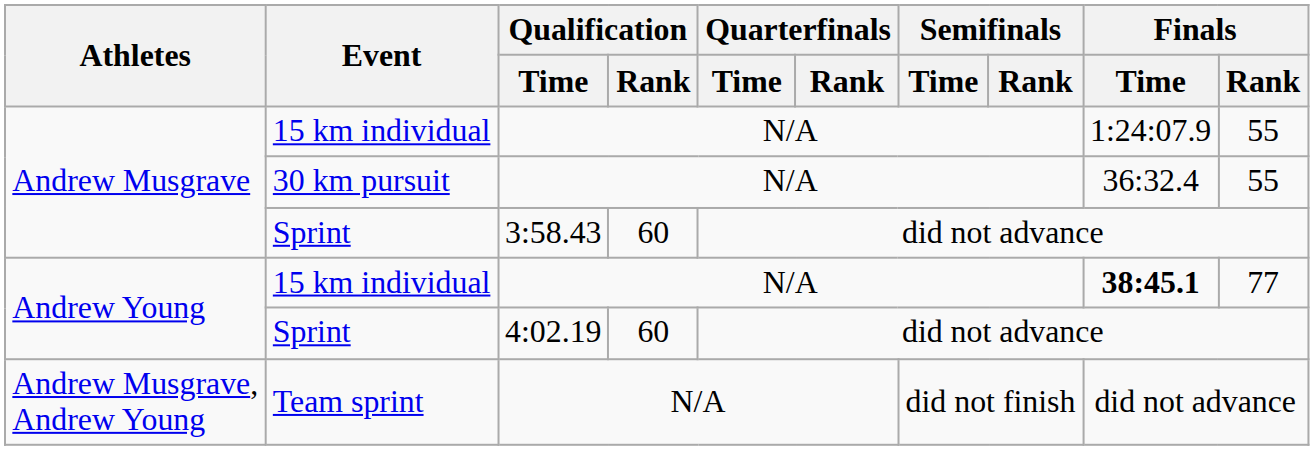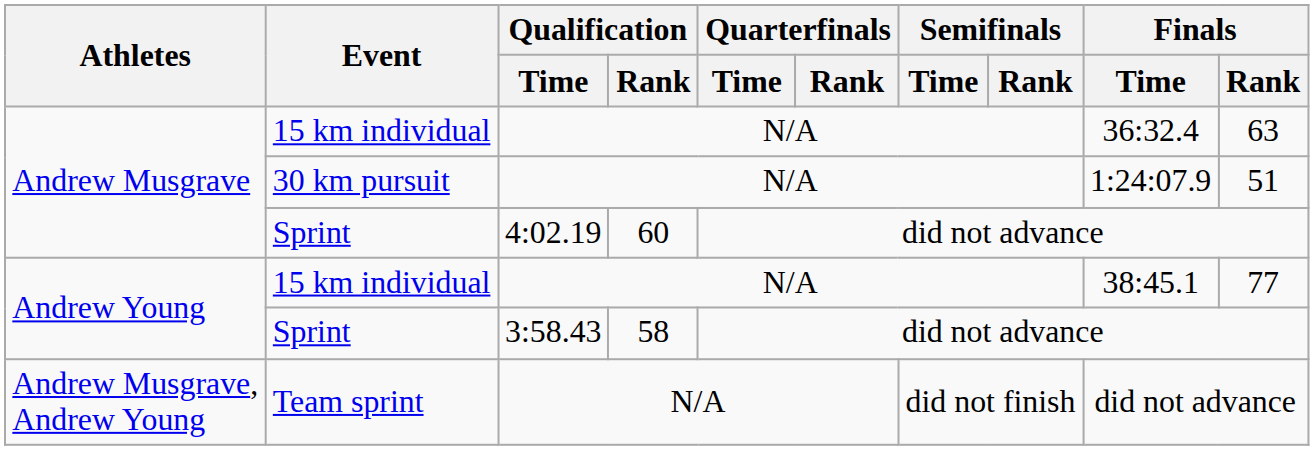(1151, 130) 1:24:07.9 -> (1151, 130) 36:32.4
(1263, 130) 55 -> (1263, 130) 63
(1151, 181) 36:32.4 -> (1151, 181) 1:24:07.9
(1263, 181) 55 -> (1263, 181) 51
(553, 231) 3:58.43 -> (553, 231) 4:02.19
(1151, 282) bold -> (1151, 282) normal
(553, 332) 4:02.19 -> (553, 332) 3:58.43
(653, 332) 60 -> (653, 332) 58
